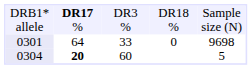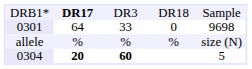rows swapped: (30, 27) <-> (30, 41)
(126, 56) normal -> (126, 56) bold
